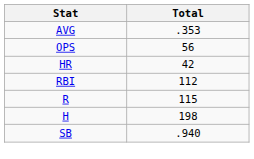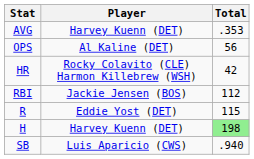+ column: (127, 13)
(188, 116) no background -> (231, 128) lightgreen background
